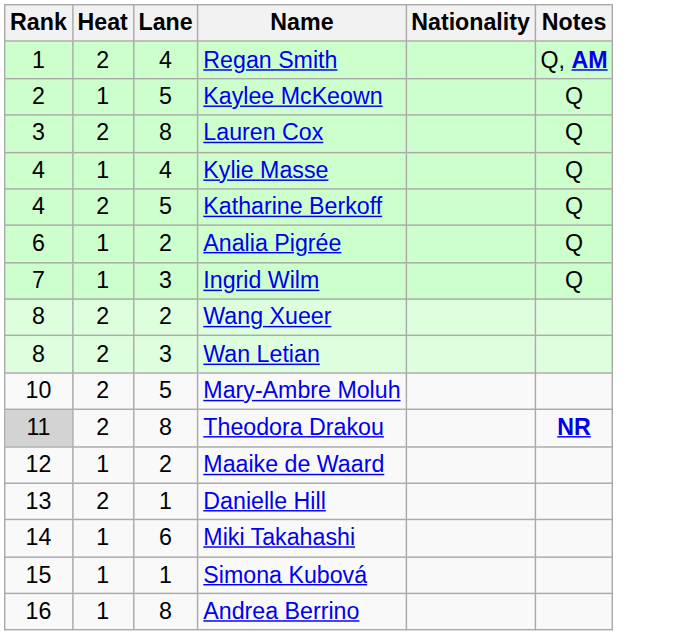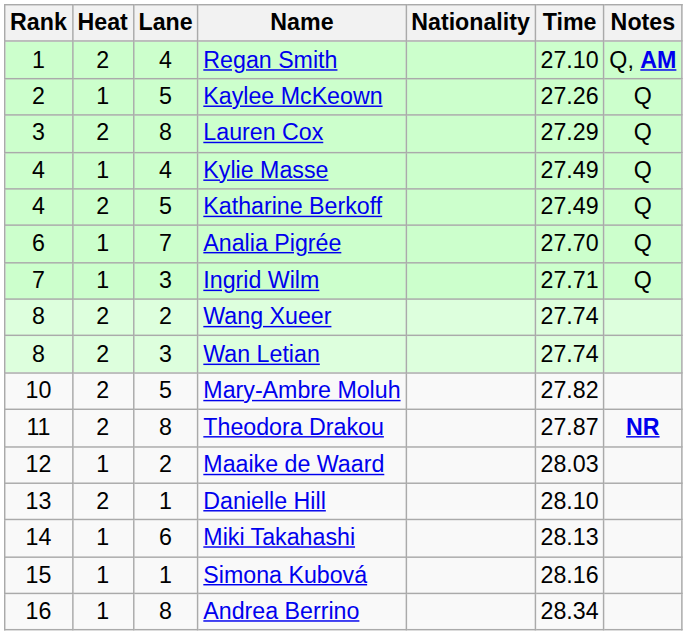+ column: (570, 22)
(166, 243) 2 -> (166, 243) 7
(38, 427) lightgrey background -> (38, 427) no background
